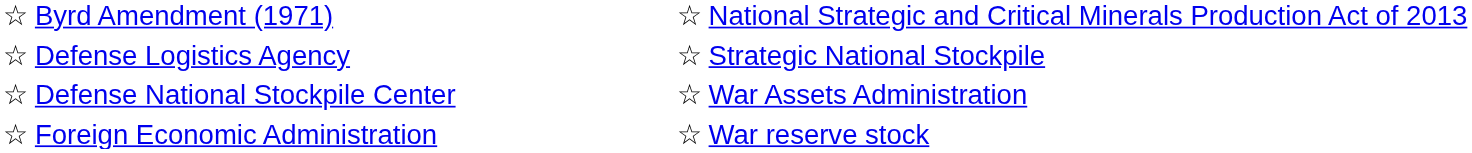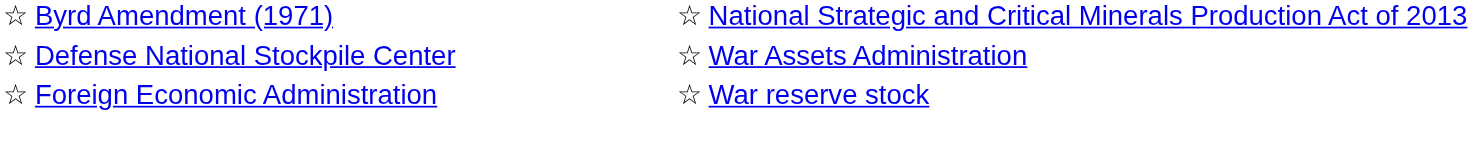- row: (177, 55)
